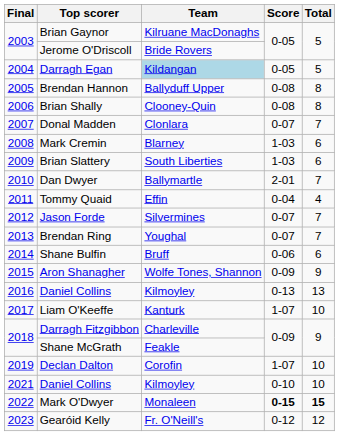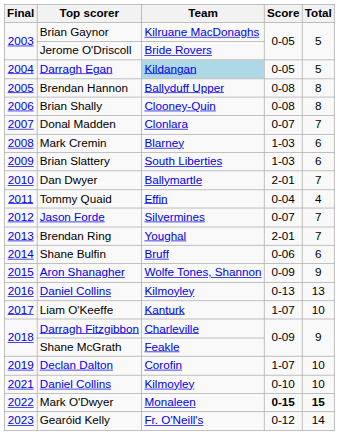(283, 236) 0-07 -> (283, 236) 2-01
(318, 421) 12 -> (318, 421) 14
